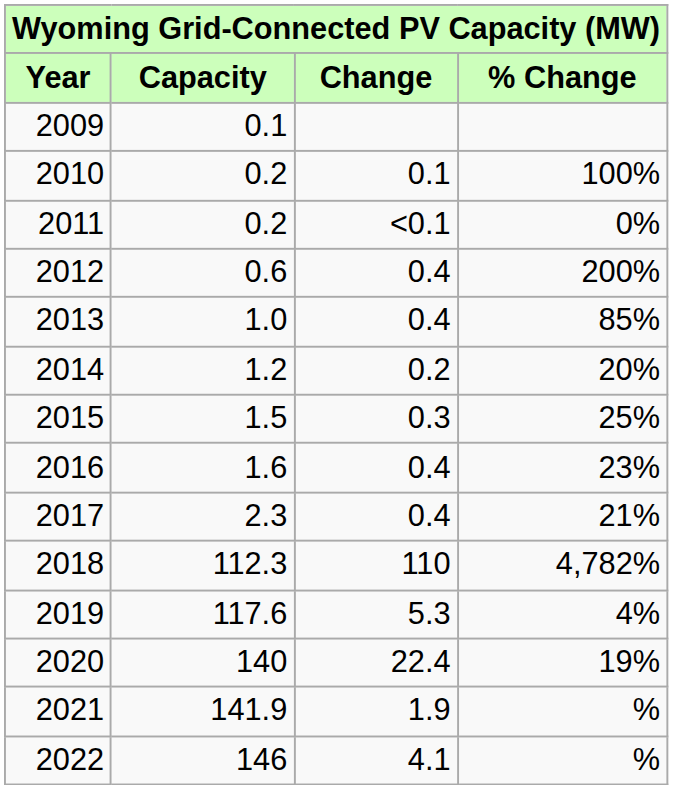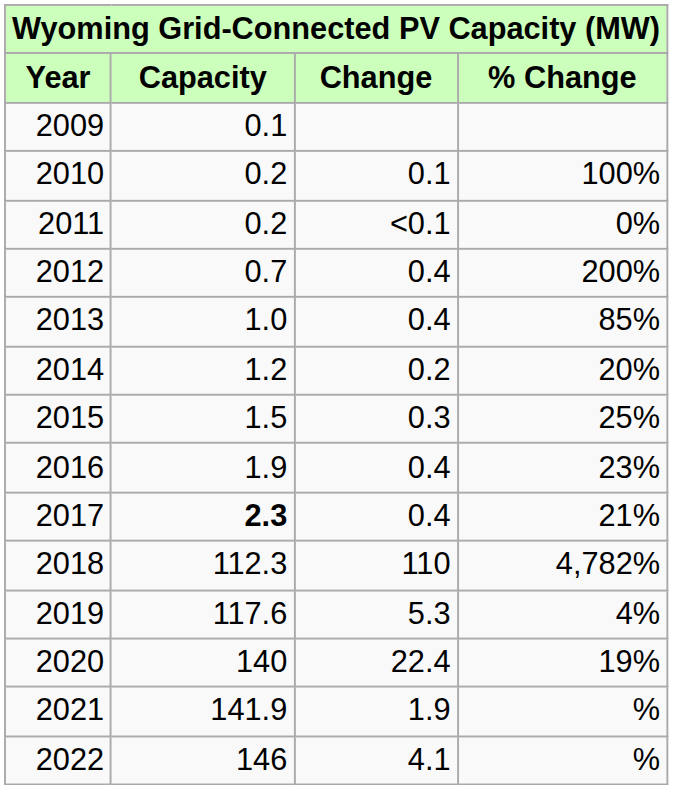(266, 272) 0.6 -> (266, 272) 0.7
(266, 467) 1.6 -> (266, 467) 1.9
(266, 516) normal -> (266, 516) bold
